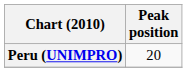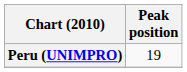(154, 55) 20 -> (154, 55) 19
